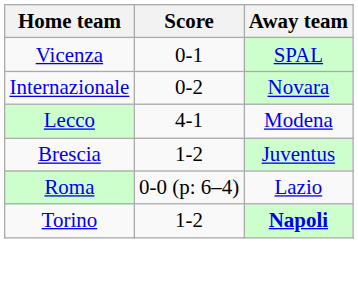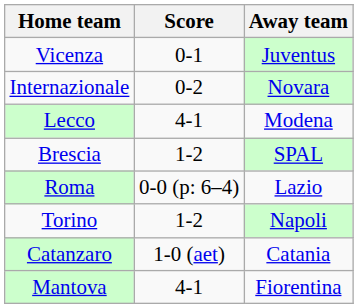(298, 54) SPAL -> (298, 54) Juventus
(298, 154) Juventus -> (298, 154) SPAL
(298, 220) bold -> (298, 220) normal
+ row: (69, 253)
+ row: (69, 287)
